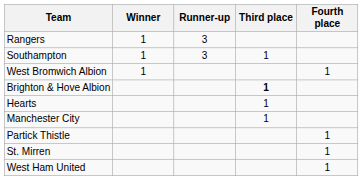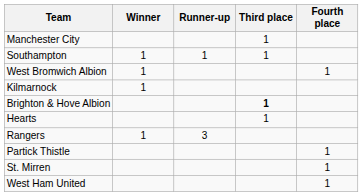rows swapped: (26, 39) <-> (43, 119)
(205, 55) 3 -> (205, 55) 1
+ row: (32, 87)
